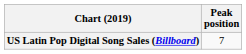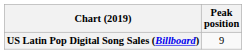(222, 40) 7 -> (222, 40) 9
